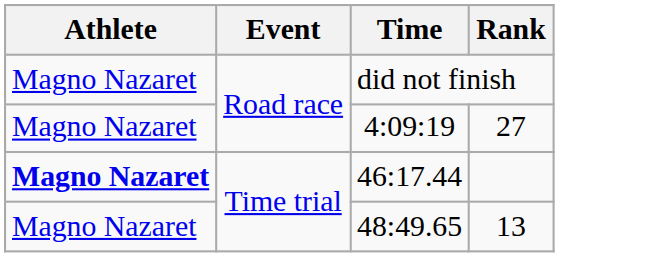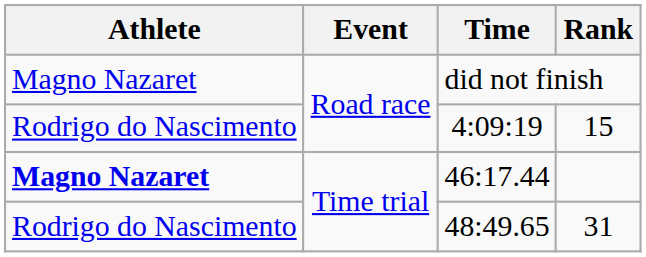(104, 127) Magno Nazaret -> (154, 127) Rodrigo do Nascimento
(511, 127) 27 -> (598, 127) 15
(104, 226) Magno Nazaret -> (154, 226) Rodrigo do Nascimento
(511, 226) 13 -> (598, 226) 31
